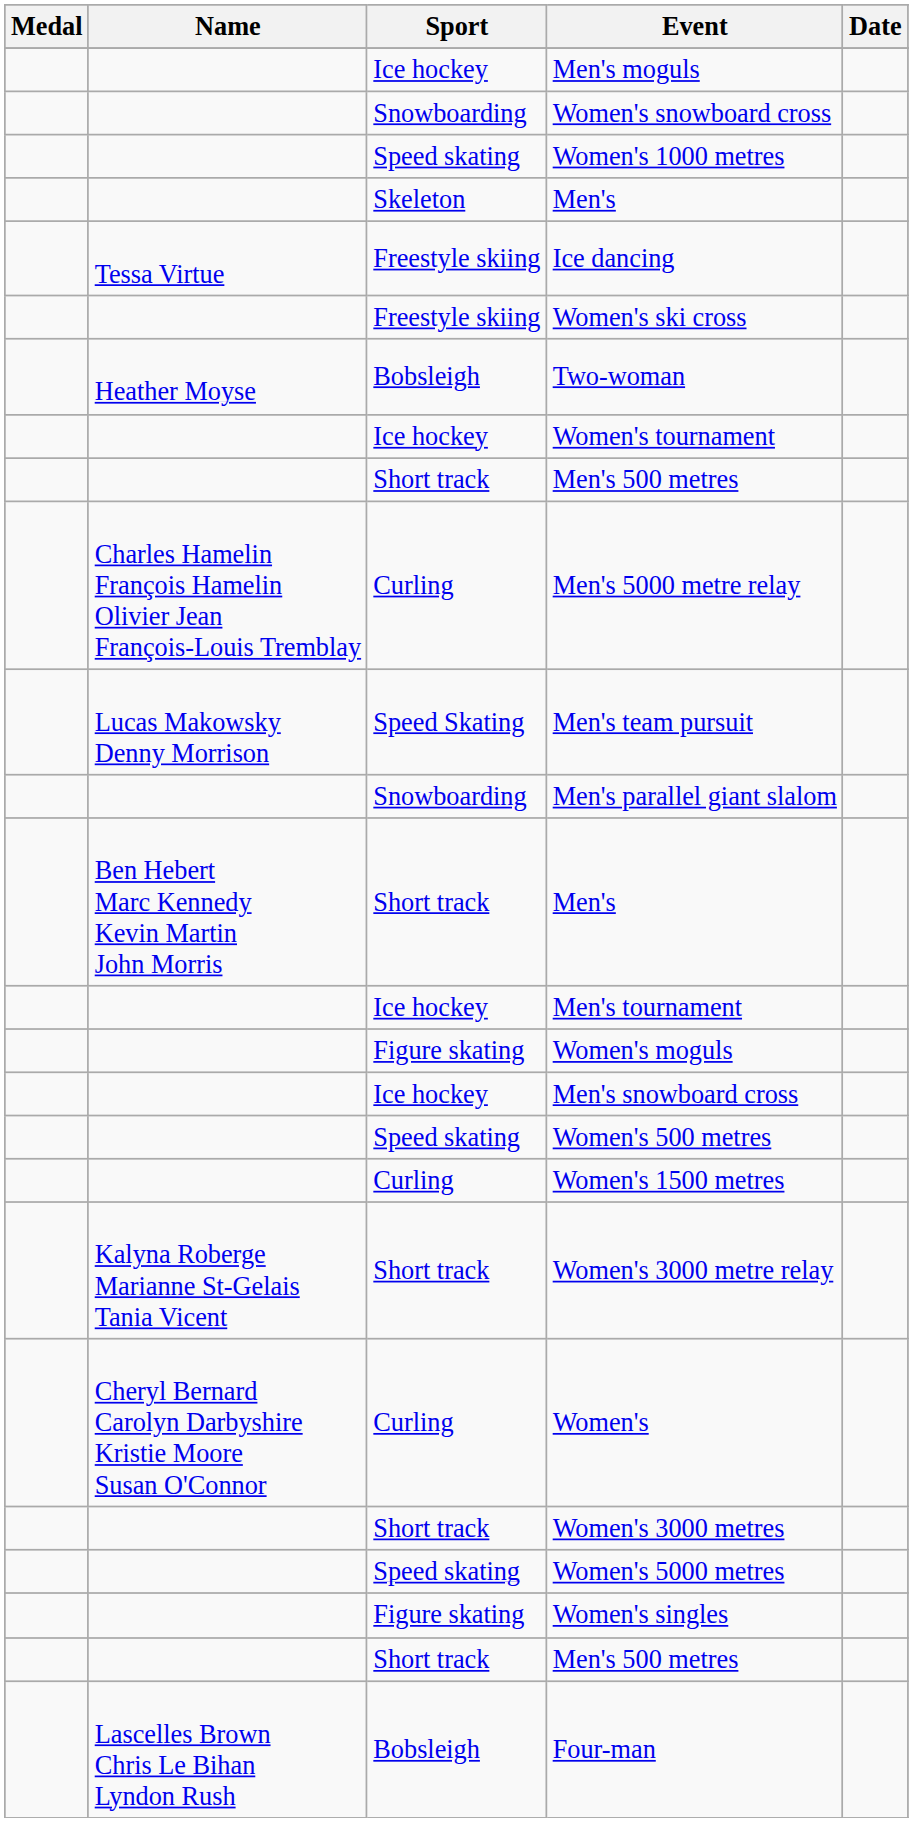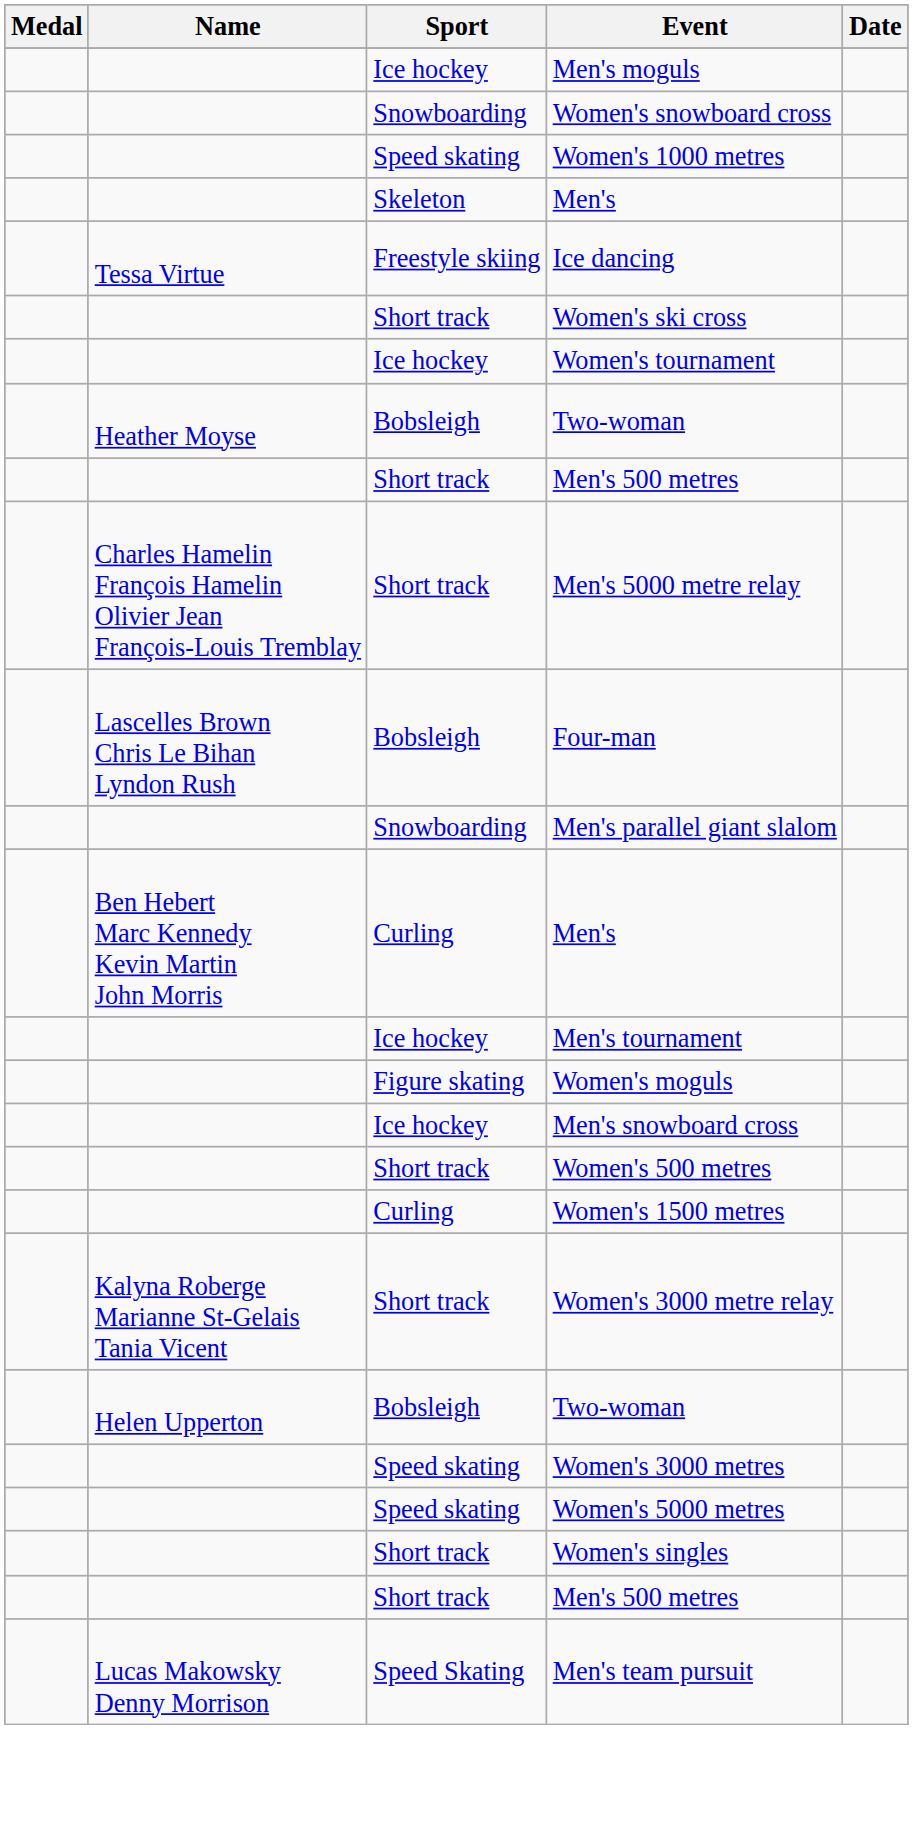(457, 317) Freestyle skiing -> (431, 317) Short track
rows swapped: (175, 392) <-> (228, 436)
(413, 584) Curling -> (431, 584) Short track
rows swapped: (188, 736) <-> (183, 1764)
(431, 901) Short track -> (413, 932) Curling
(447, 1137) Speed skating -> (431, 1168) Short track
+ row: (179, 1422)
- row: (199, 1438)
(431, 1528) Short track -> (447, 1466) Speed skating
(449, 1615) Figure skating -> (431, 1552) Short track
